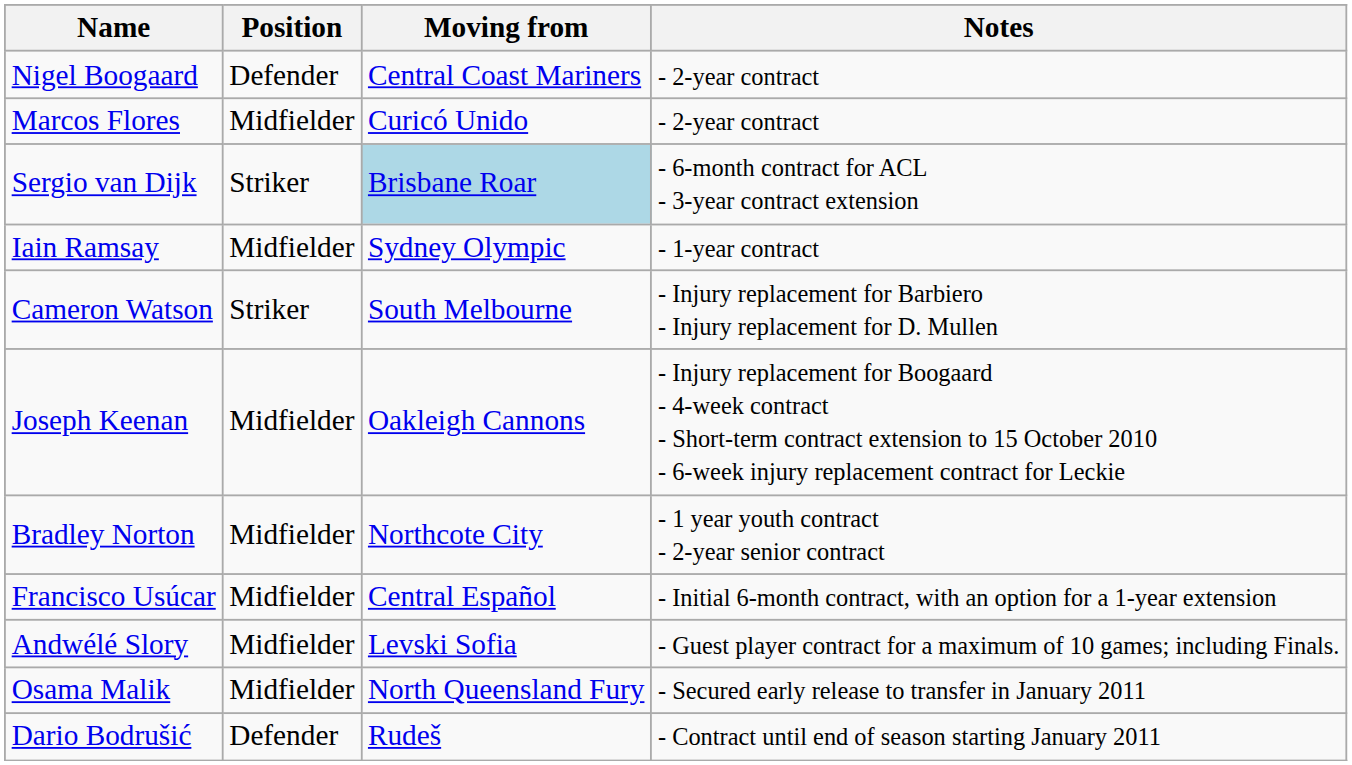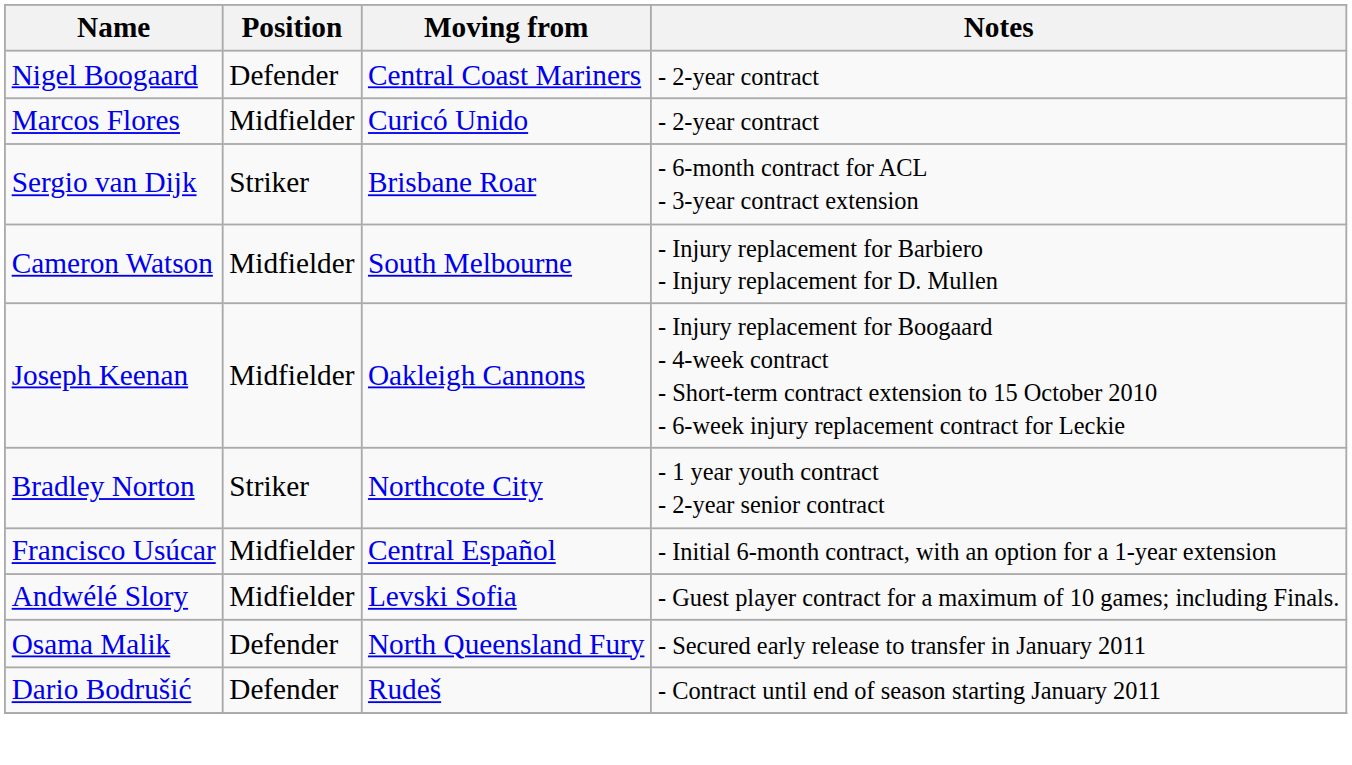(452, 183) lightblue background -> (452, 183) no background
- row: (85, 246)
(269, 309) Striker -> (292, 262) Midfielder
(292, 533) Midfielder -> (269, 487) Striker
(292, 689) Midfielder -> (284, 643) Defender
